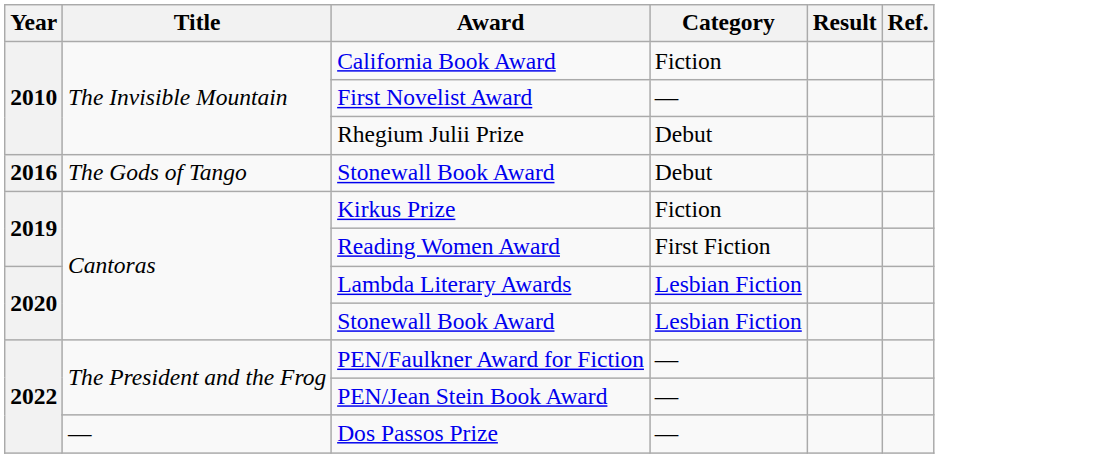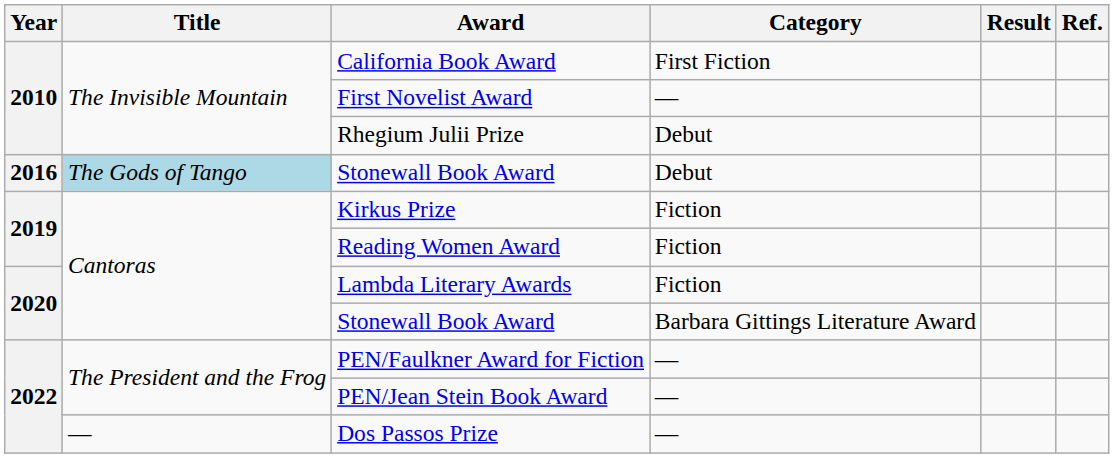(688, 60) Fiction -> (713, 60) First Fiction
(157, 172) no background -> (157, 172) lightblue background
(713, 246) First Fiction -> (688, 246) Fiction
(728, 284) Lesbian Fiction -> (688, 284) Fiction
(728, 321) Lesbian Fiction -> (815, 321) Barbara Gittings Literature Award
